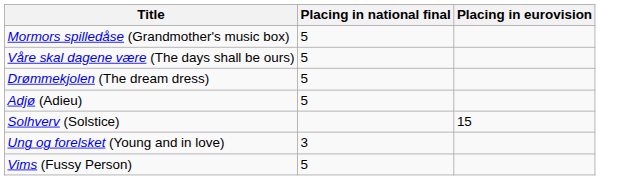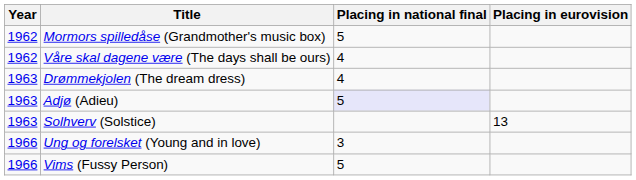+ column: (22, 15)
(304, 57) 5 -> (340, 57) 4
(304, 79) 5 -> (340, 79) 4
(304, 100) no background -> (340, 100) lavender background
(464, 121) 15 -> (500, 121) 13
